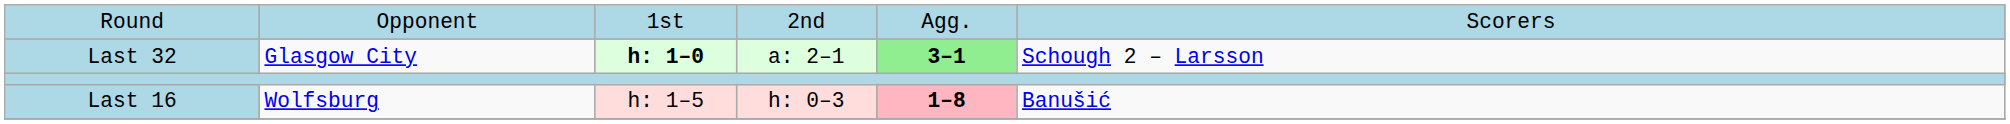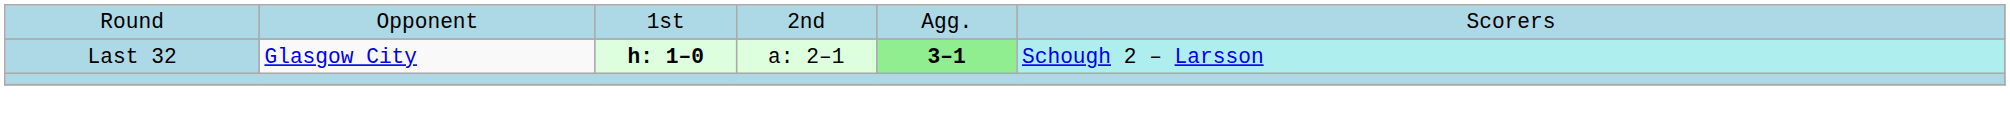(1143, 57) no background -> (1143, 57) paleturquoise background
- row: (132, 101)
